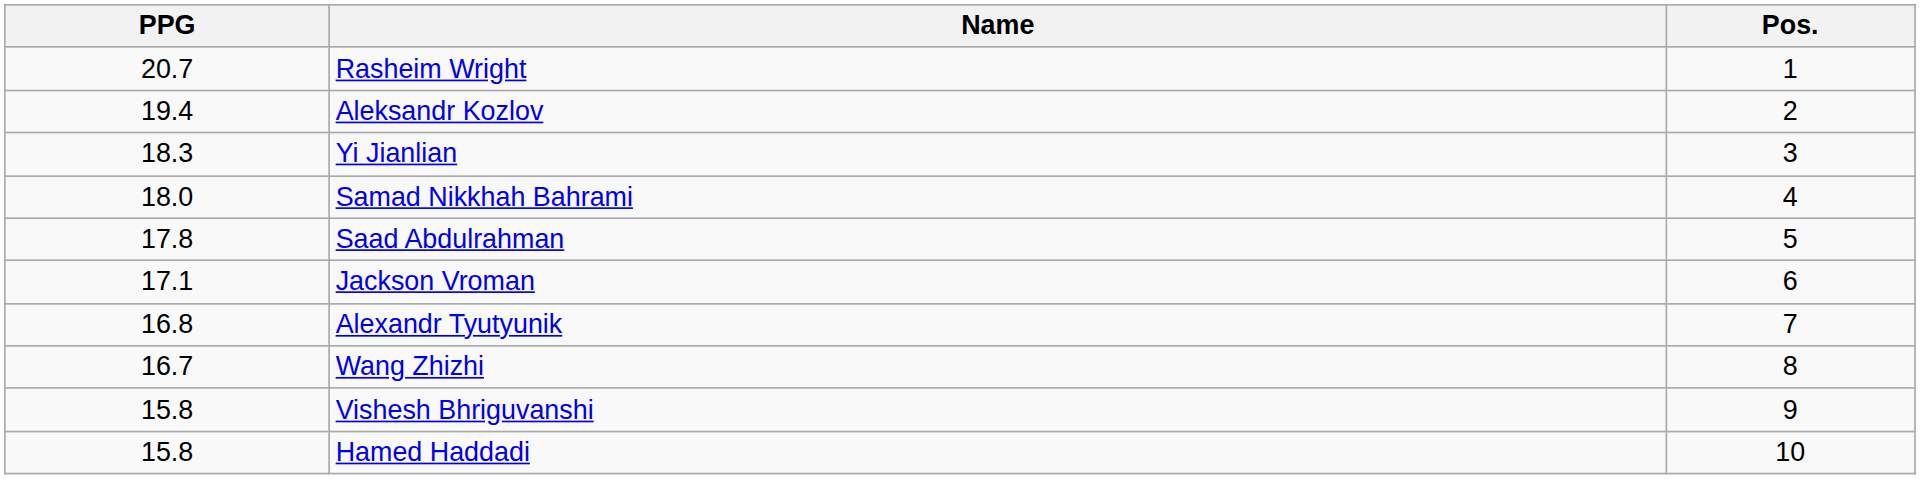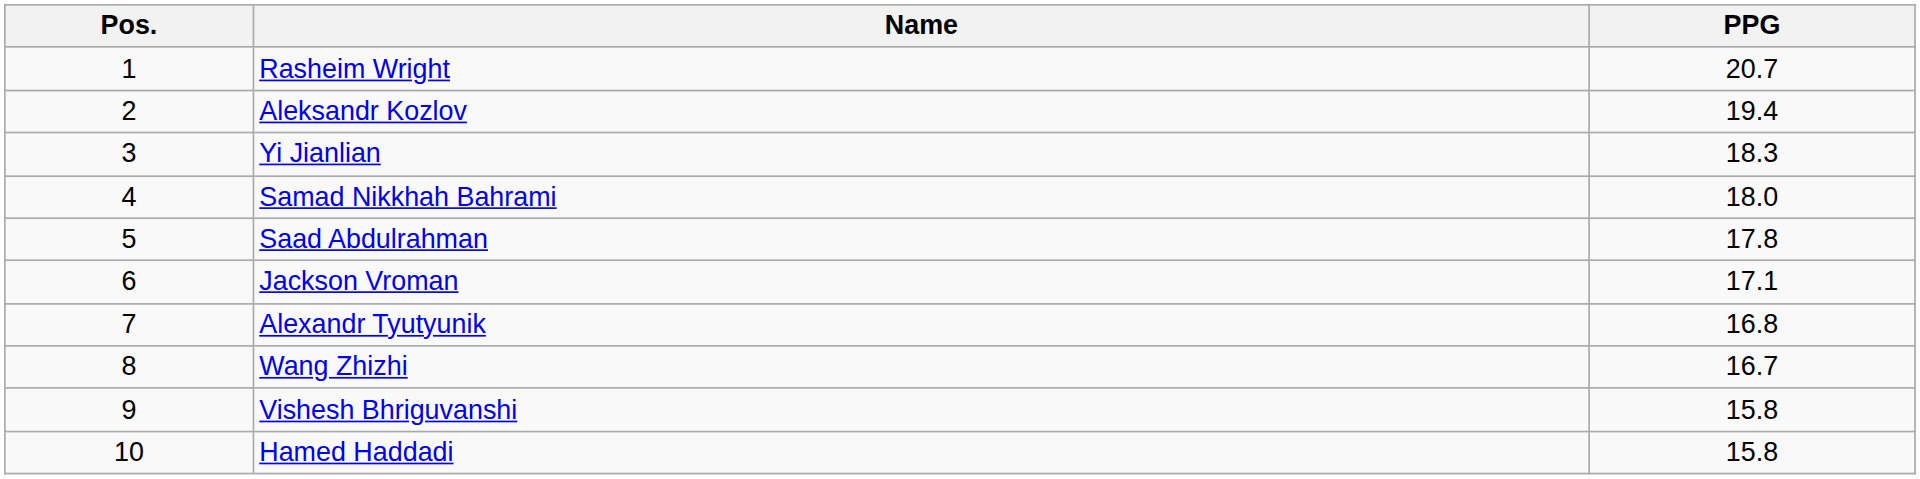columns swapped: (1790, 25) <-> (167, 25)
